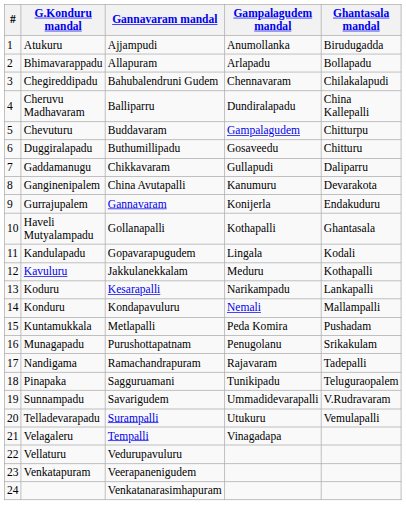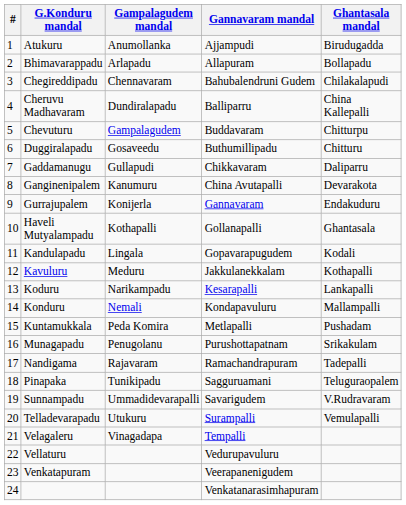columns swapped: (273, 20) <-> (165, 20)
